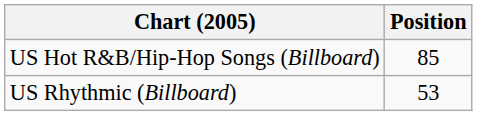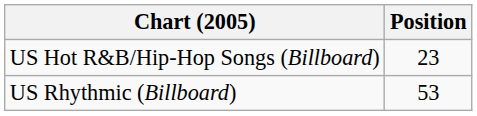(428, 57) 85 -> (428, 57) 23
